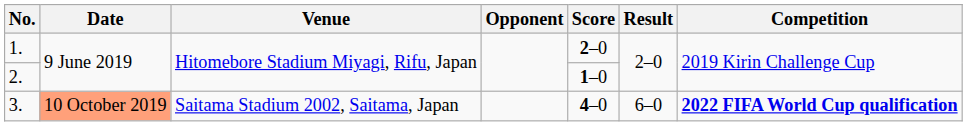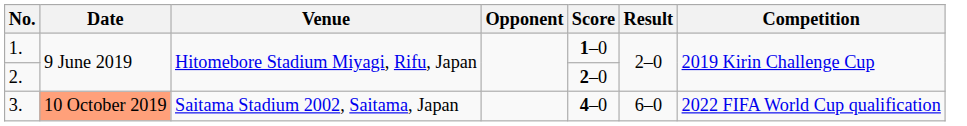(593, 47) 2–0 -> (593, 47) 1–0
(593, 76) 1–0 -> (593, 76) 2–0
(820, 105) bold -> (811, 105) normal
